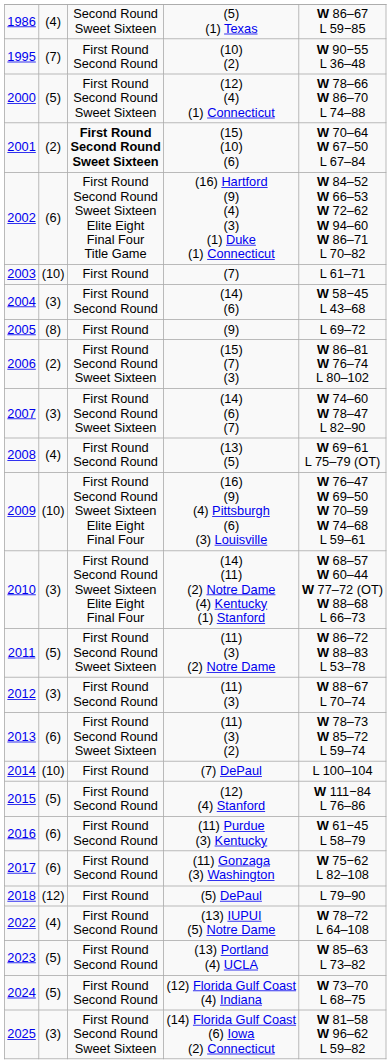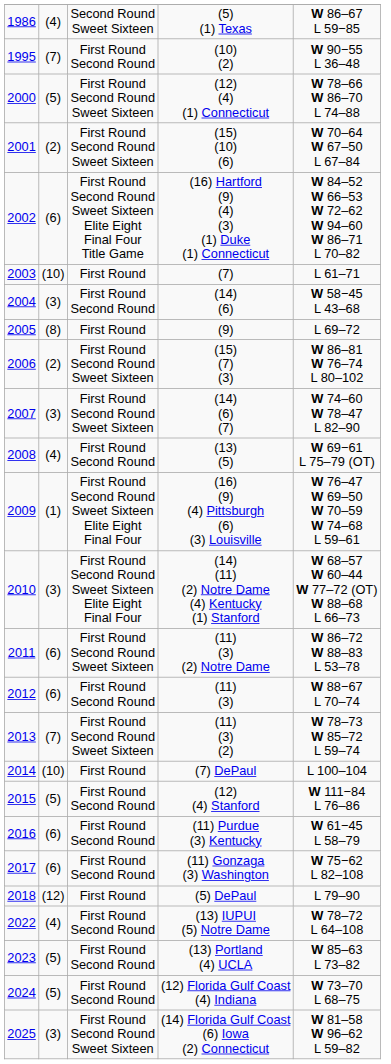(116, 147) bold -> (113, 147) normal
(53, 511) (10) -> (53, 511) (1)
(53, 652) (5) -> (53, 652) (6)
(53, 694) (3) -> (53, 694) (6)
(53, 736) (6) -> (53, 736) (7)
